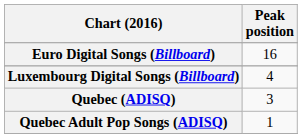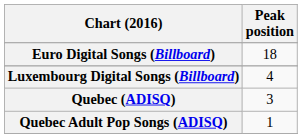(270, 54) 16 -> (270, 54) 18
